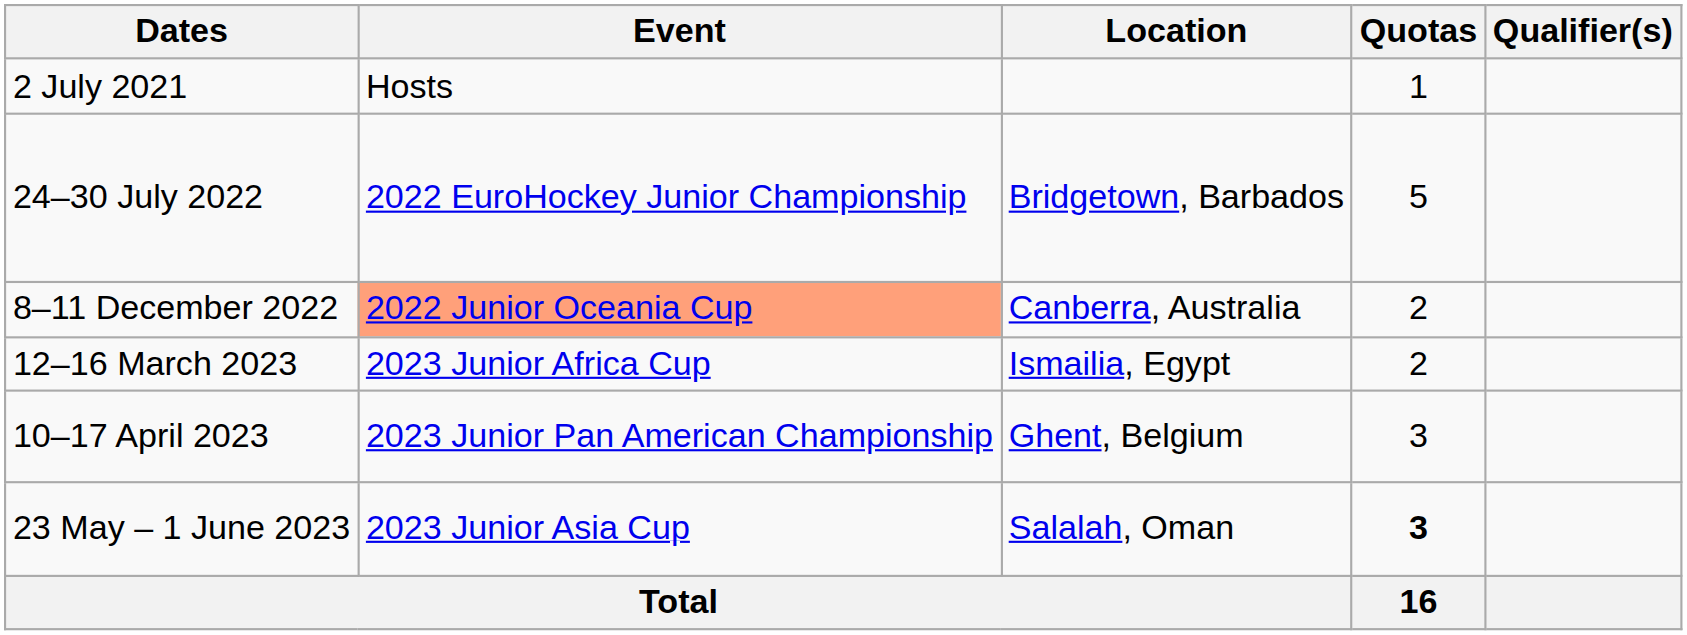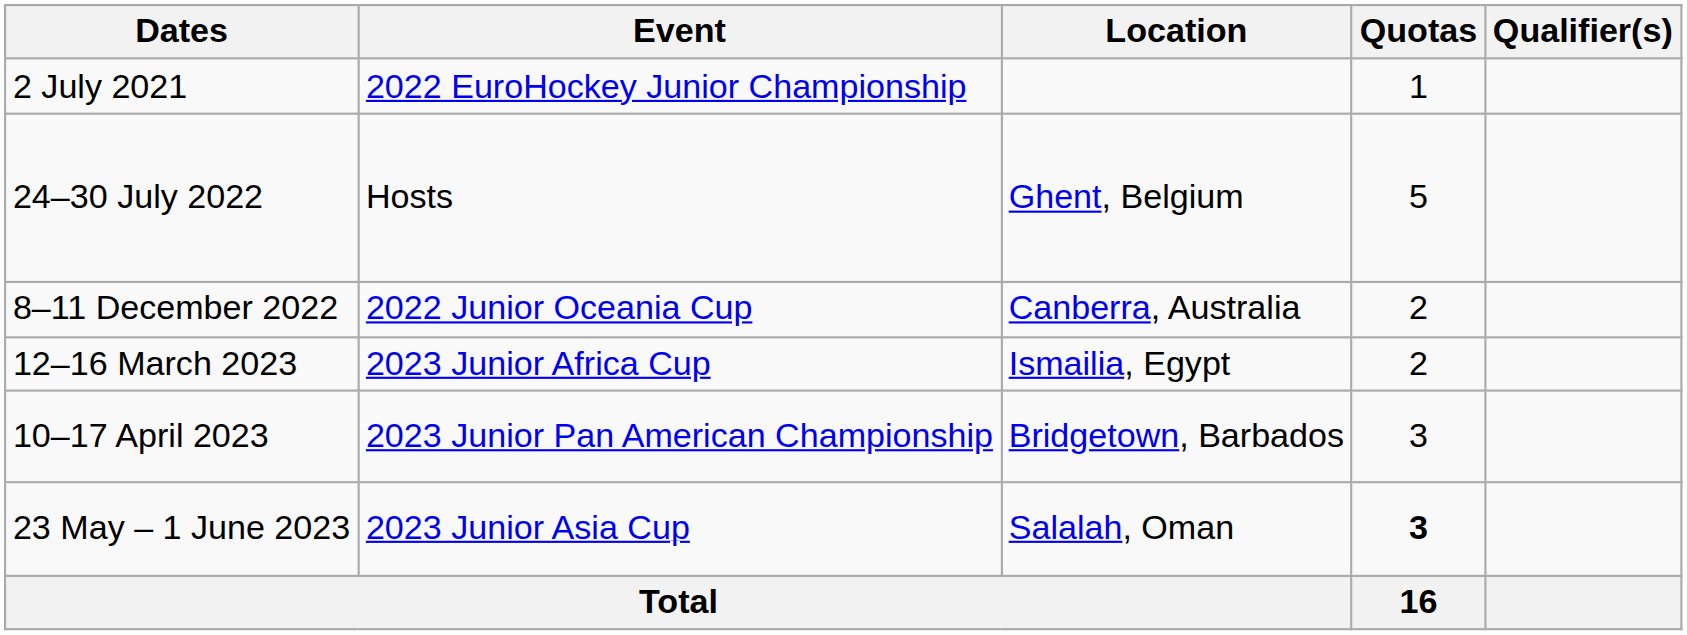(409, 85) Hosts -> (666, 85) 2022 EuroHockey Junior Championship
(666, 197) 2022 EuroHockey Junior Championship -> (409, 197) Hosts
(1176, 197) Bridgetown, Barbados -> (1126, 197) Ghent, Belgium
(559, 308) lightsalmon background -> (559, 308) no background
(1126, 435) Ghent, Belgium -> (1176, 435) Bridgetown, Barbados
